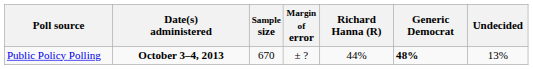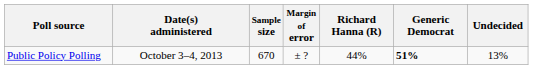(181, 55) bold -> (181, 55) normal
(407, 55) 48% -> (407, 55) 51%
